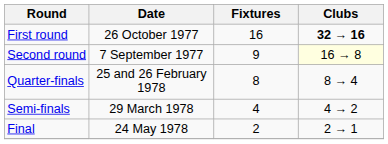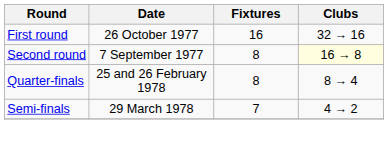(341, 34) bold -> (341, 34) normal
(256, 54) 9 -> (256, 54) 8
(256, 108) 4 -> (256, 108) 7
- row: (21, 128)
